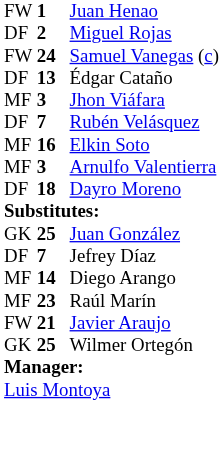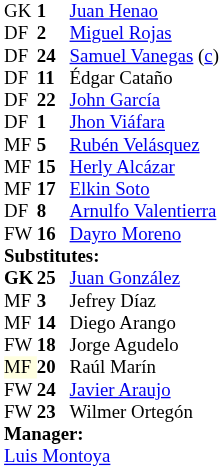(18, 10) FW -> (18, 10) GK
(18, 55) FW -> (16, 55) DF
(46, 77) 13 -> (46, 77) 11
+ row: (115, 100)
(18, 100) MF -> (16, 122) DF
(42, 100) 3 -> (42, 122) 1
(16, 122) DF -> (18, 144) MF
(42, 122) 7 -> (42, 144) 5
+ row: (122, 166)
(46, 144) 16 -> (46, 189) 17
(18, 166) MF -> (16, 211) DF
(42, 166) 3 -> (42, 211) 8
(16, 189) DF -> (18, 233) FW
(46, 189) 18 -> (46, 233) 16
(18, 233) normal -> (19, 278) bold
(16, 255) DF -> (18, 300) MF
(42, 255) 7 -> (42, 300) 3
+ row: (124, 345)
(18, 300) no background -> (18, 367) lightyellow background
(46, 300) 23 -> (46, 367) 20
(46, 322) 21 -> (46, 389) 24
(18, 345) GK -> (18, 411) FW
(46, 345) 25 -> (46, 411) 23
